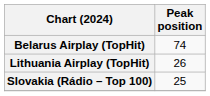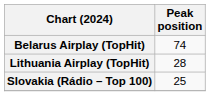(180, 63) 26 -> (180, 63) 28
